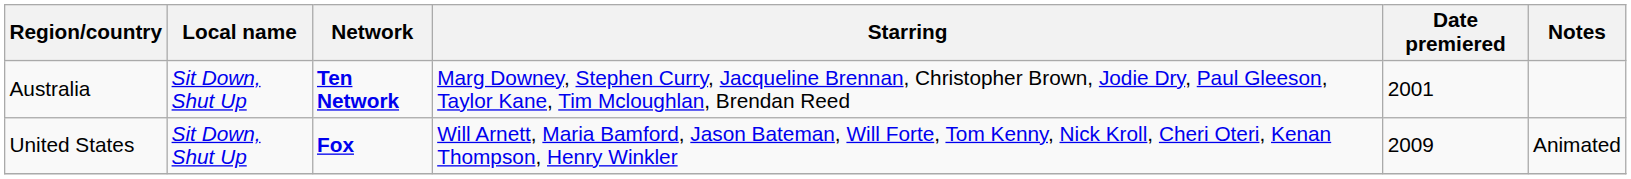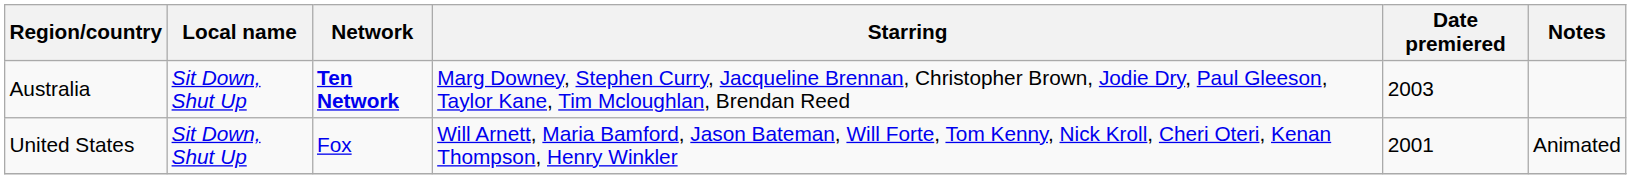(1411, 89) 2001 -> (1411, 89) 2003
(335, 145) bold -> (334, 145) normal
(1411, 145) 2009 -> (1411, 145) 2001
